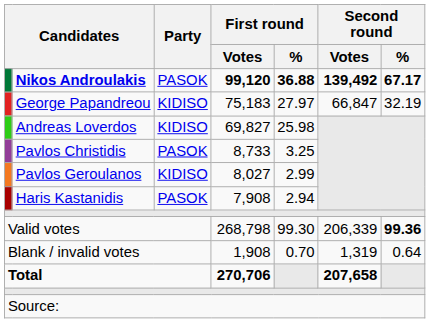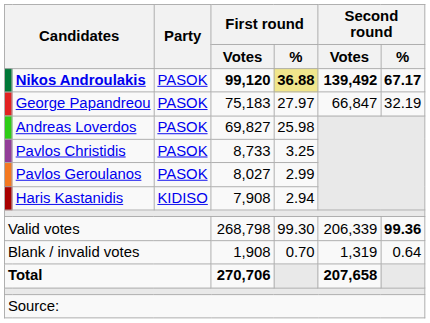(296, 80) no background -> (296, 80) khaki background
(183, 103) KIDISO -> (182, 103) PASOK
(183, 127) KIDISO -> (182, 127) PASOK
(183, 174) KIDISO -> (182, 174) PASOK
(182, 198) PASOK -> (183, 198) KIDISO
